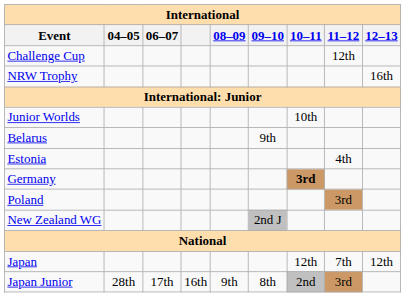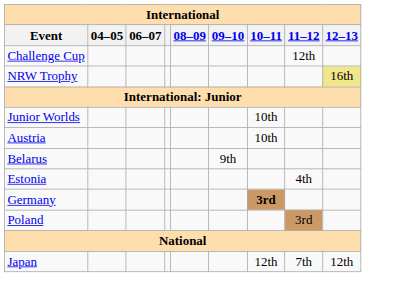(381, 76) no background -> (342, 76) khaki background
+ row: (26, 138)
- row: (54, 220)
- row: (40, 281)
